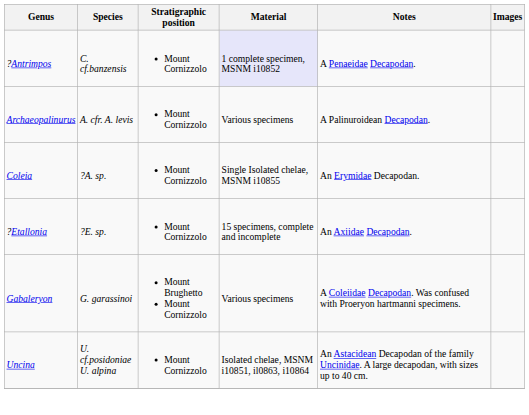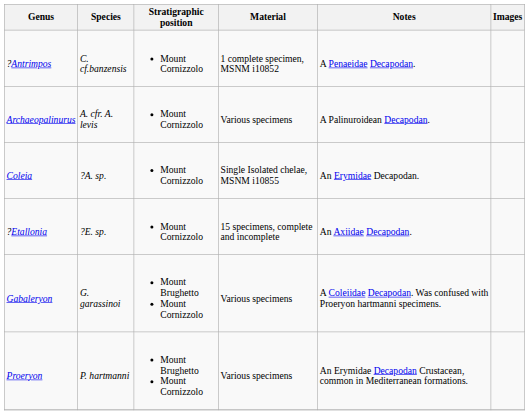(263, 63) lavender background -> (262, 63) no background
+ row: (24, 376)
- row: (21, 365)
